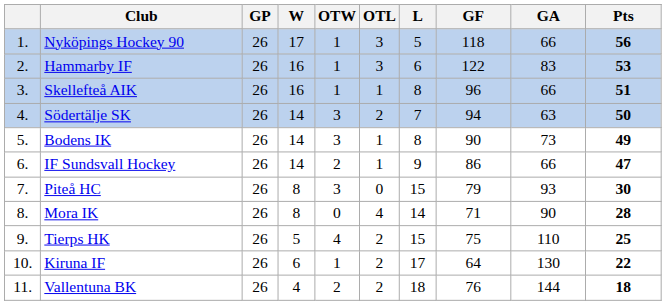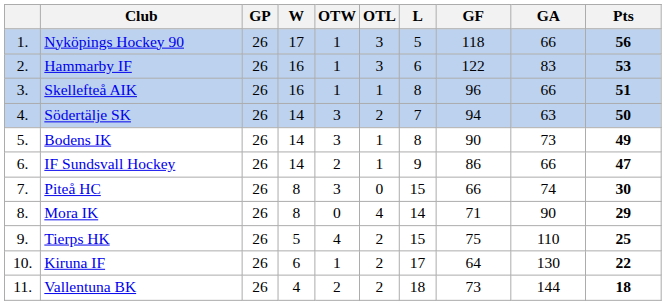(473, 189) 79 -> (473, 189) 66
(548, 189) 93 -> (548, 189) 74
(623, 213) 28 -> (623, 213) 29
(473, 287) 76 -> (473, 287) 73
